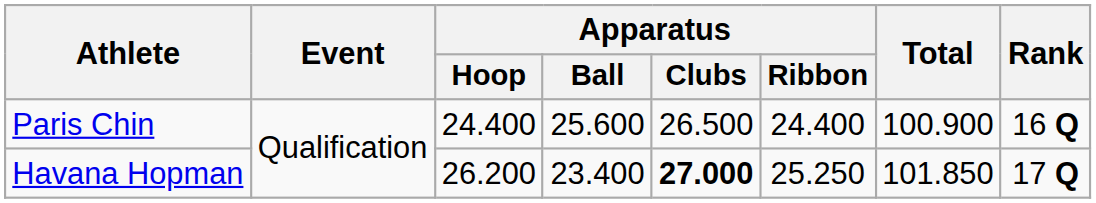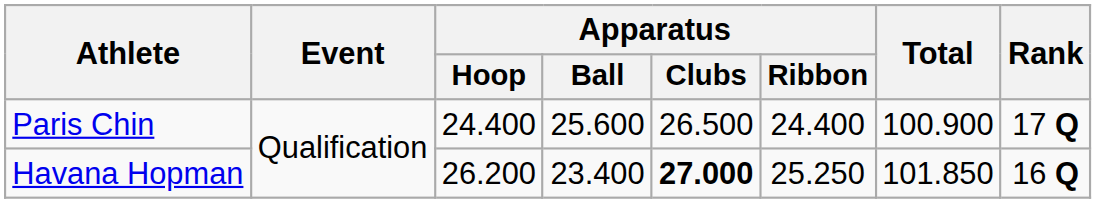(1046, 124) 16 Q -> (1046, 124) 17 Q
(1046, 173) 17 Q -> (1046, 173) 16 Q
